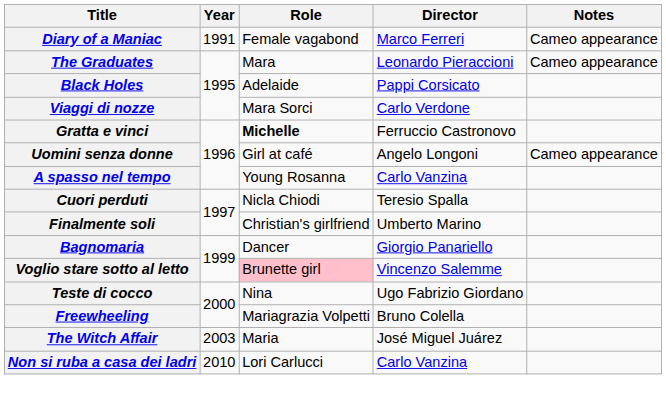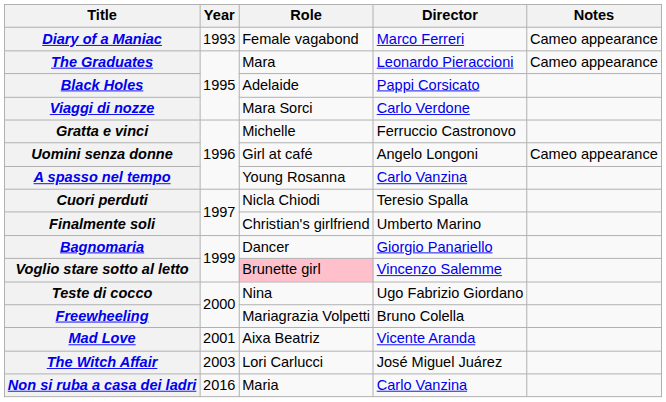(219, 39) 1991 -> (219, 39) 1993
(271, 131) bold -> (269, 131) normal
+ row: (102, 339)
(260, 339) Maria -> (283, 362) Lori Carlucci
(219, 362) 2010 -> (219, 385) 2016
(283, 362) Lori Carlucci -> (260, 385) Maria
